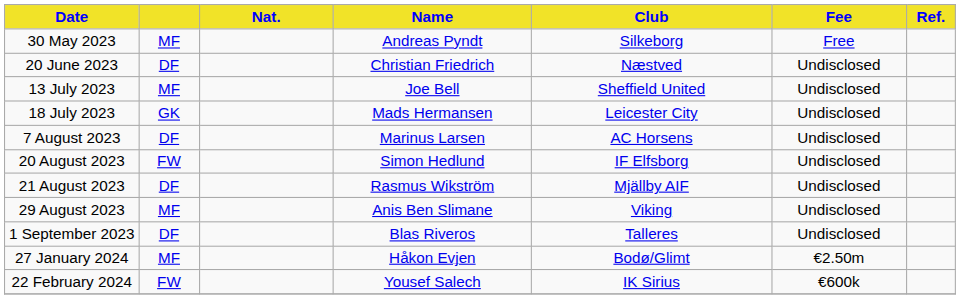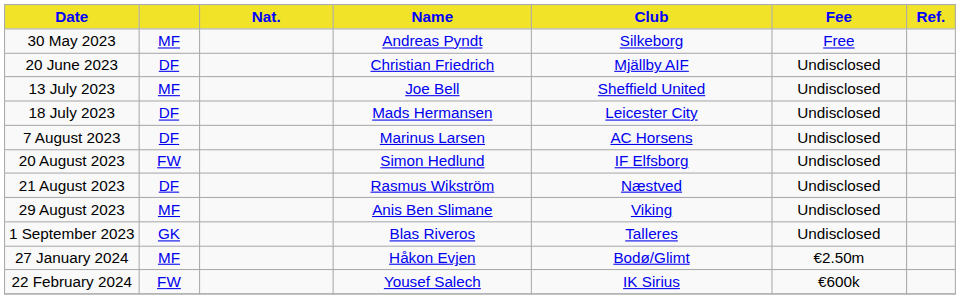(652, 65) Næstved -> (652, 65) Mjällby AIF
(169, 113) GK -> (169, 113) DF
(652, 186) Mjällby AIF -> (652, 186) Næstved
(169, 234) DF -> (169, 234) GK
